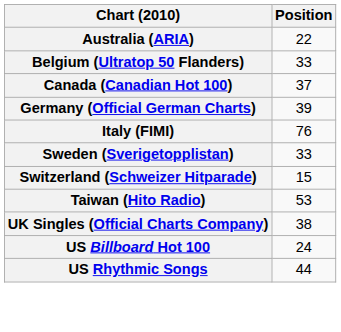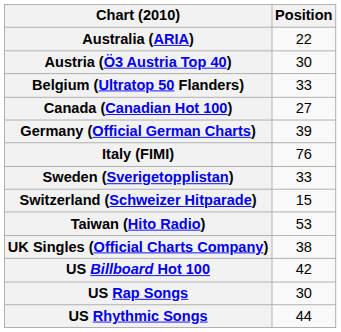+ row: (138, 62)
(304, 85) 37 -> (304, 108) 27
(304, 246) 24 -> (304, 270) 42
+ row: (138, 293)
